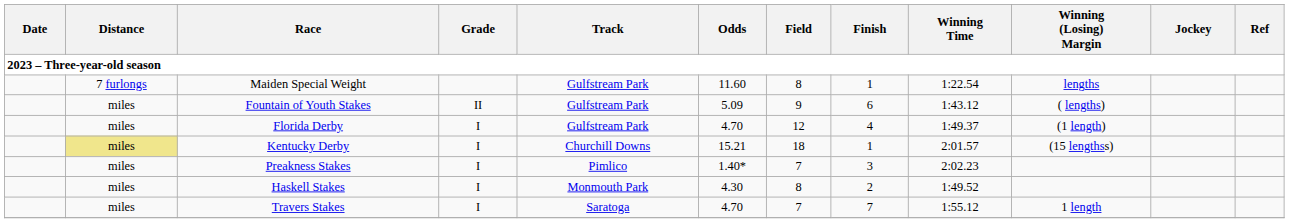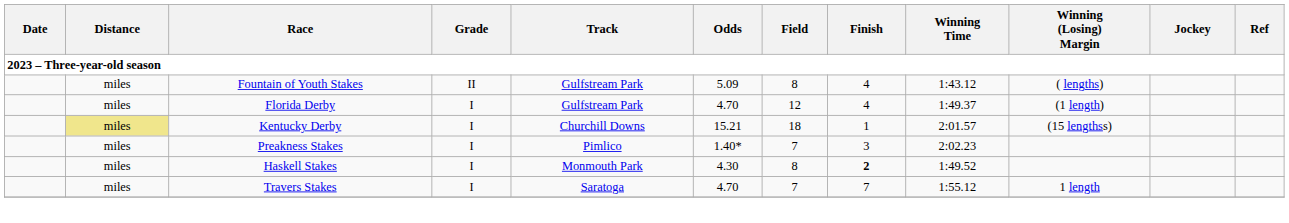- row: (308, 85)
(799, 105) 9 -> (795, 85) 8
(870, 105) 6 -> (866, 85) 4
(870, 187) normal -> (866, 166) bold
